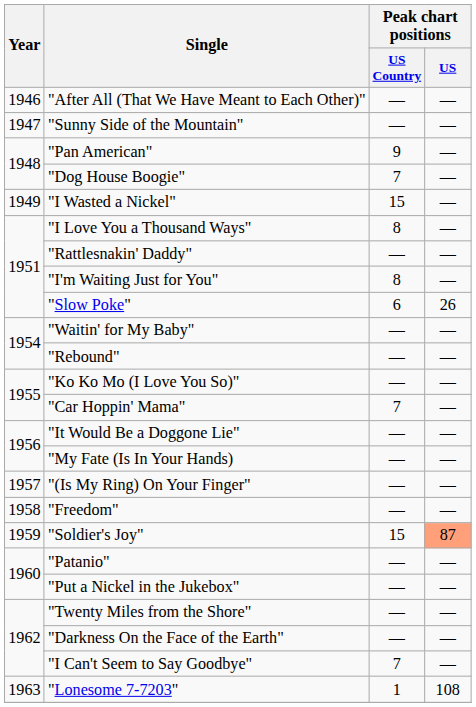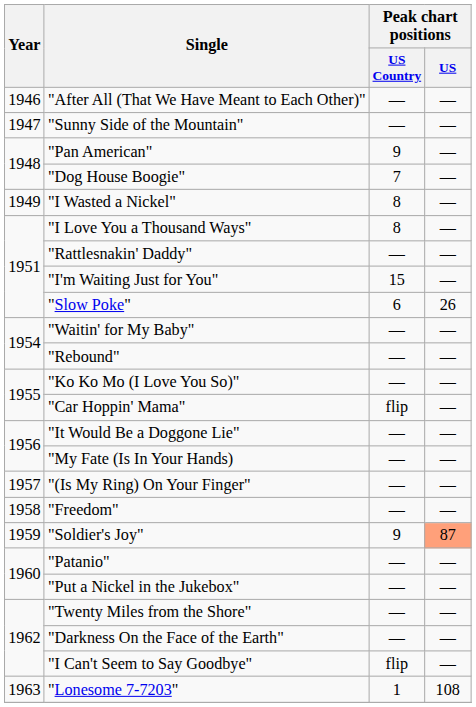(397, 202) 15 -> (397, 202) 8
(397, 279) 8 -> (397, 279) 15
(397, 407) 7 -> (397, 407) flip
(397, 535) 15 -> (397, 535) 9
(397, 663) 7 -> (397, 663) flip
